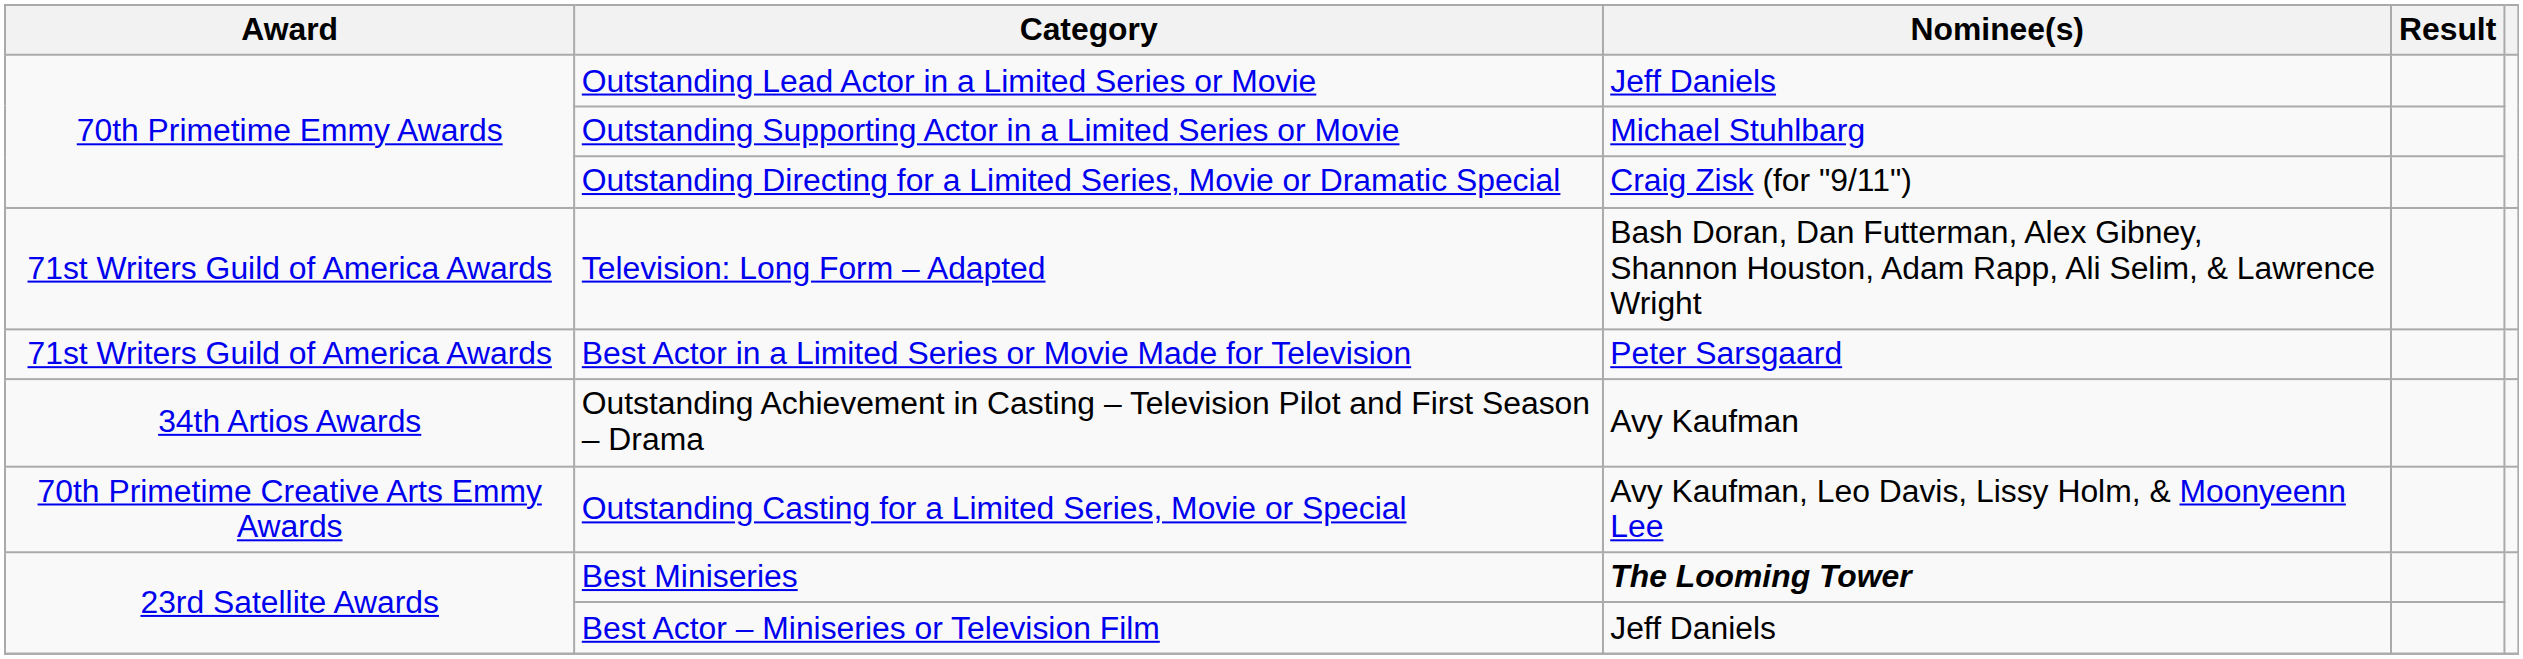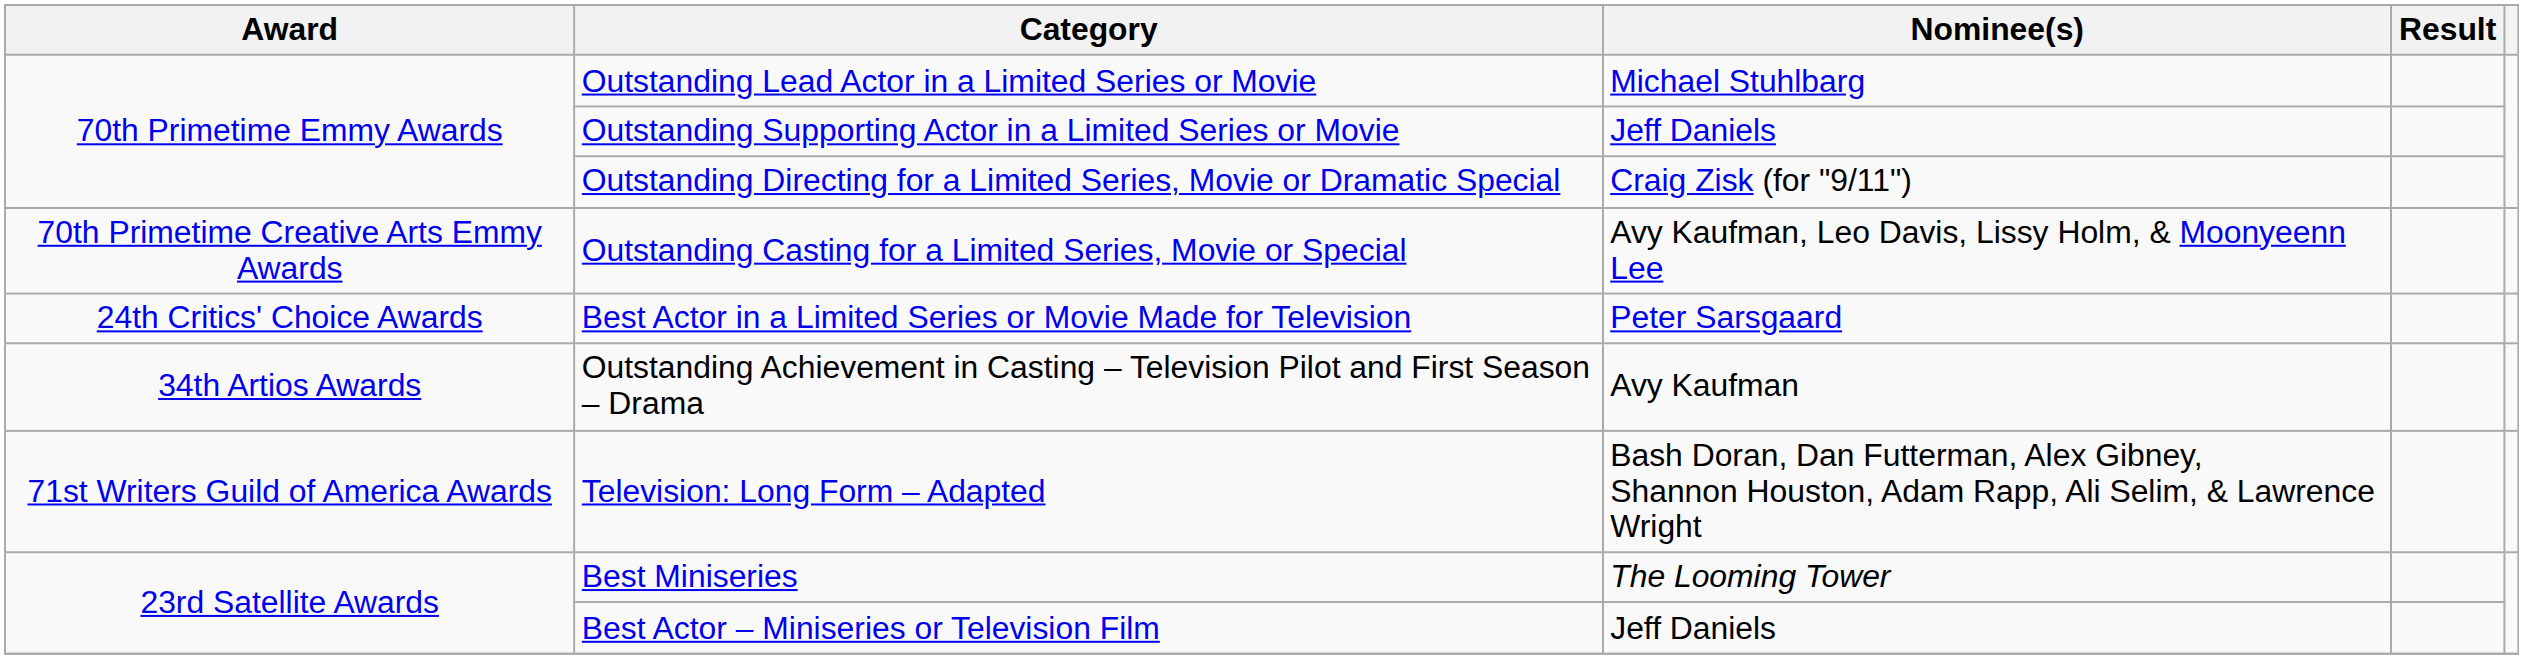(1693, 80) Jeff Daniels -> (1738, 80) Michael Stuhlbarg
(1738, 130) Michael Stuhlbarg -> (1693, 130) Jeff Daniels
rows swapped: (994, 508) <-> (814, 267)
(290, 353) 71st Writers Guild of America Awards -> (290, 318) 24th Critics' Choice Awards
(1761, 576) bold -> (1750, 576) normal
